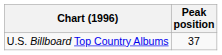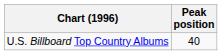(194, 41) 37 -> (194, 41) 40
